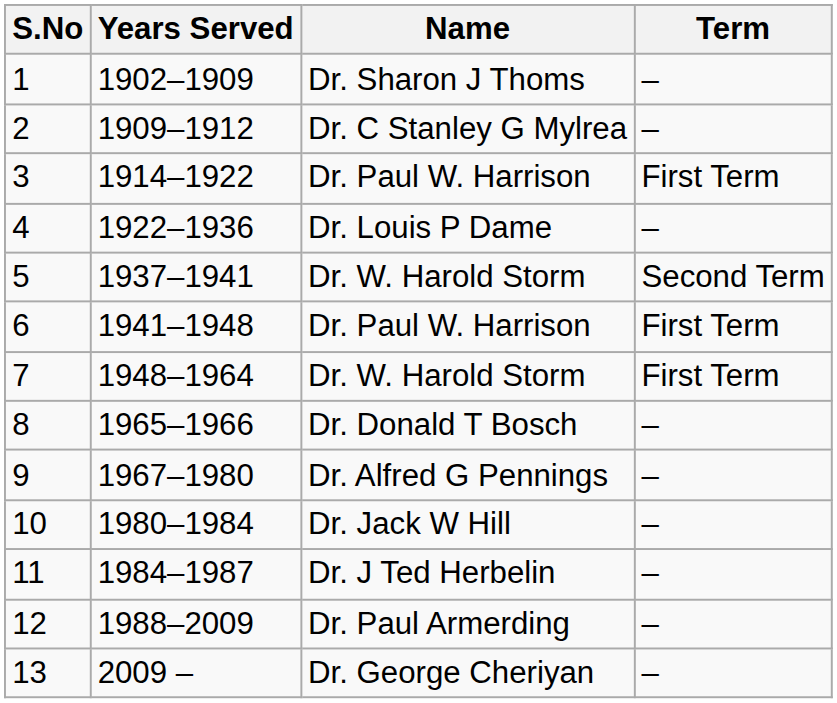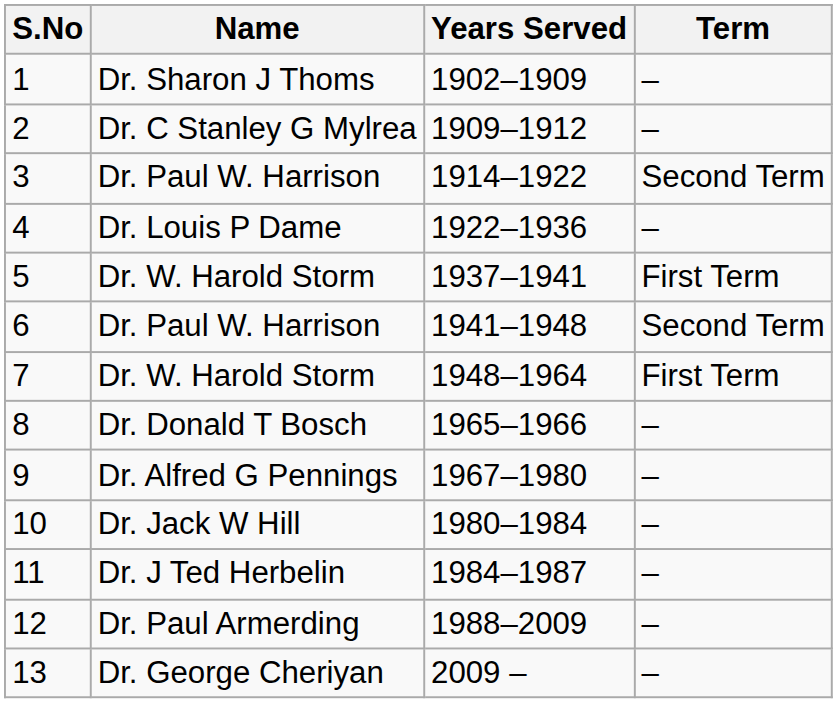columns swapped: (196, 29) <-> (468, 29)
(711, 177) First Term -> (733, 177) Second Term
(733, 276) Second Term -> (711, 276) First Term
(711, 326) First Term -> (733, 326) Second Term
